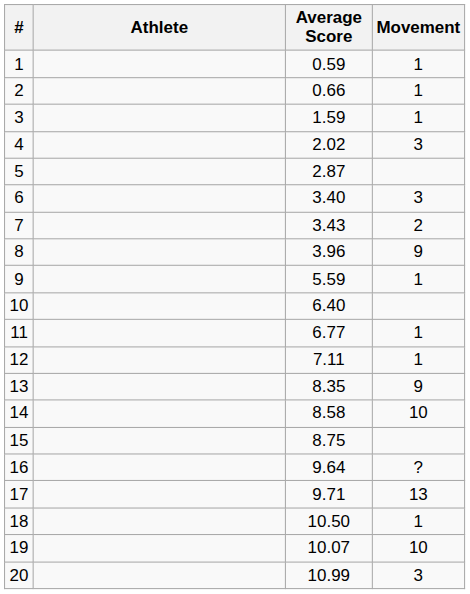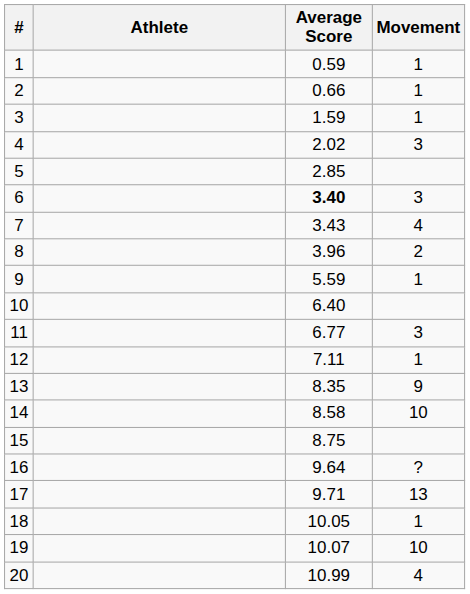(329, 171) 2.87 -> (329, 171) 2.85
(329, 198) normal -> (329, 198) bold
(418, 225) 2 -> (418, 225) 4
(418, 252) 9 -> (418, 252) 2
(418, 332) 1 -> (418, 332) 3
(329, 521) 10.50 -> (329, 521) 10.05
(418, 574) 3 -> (418, 574) 4
